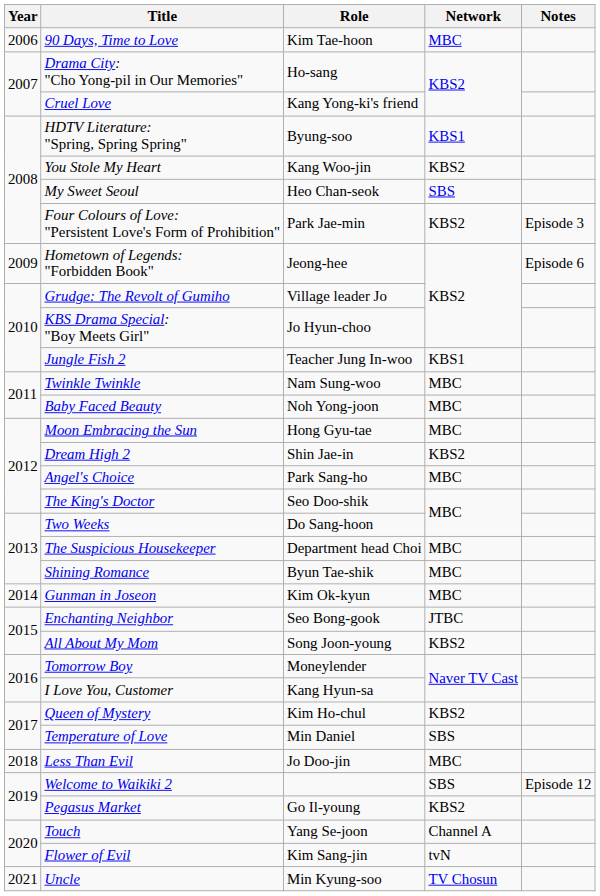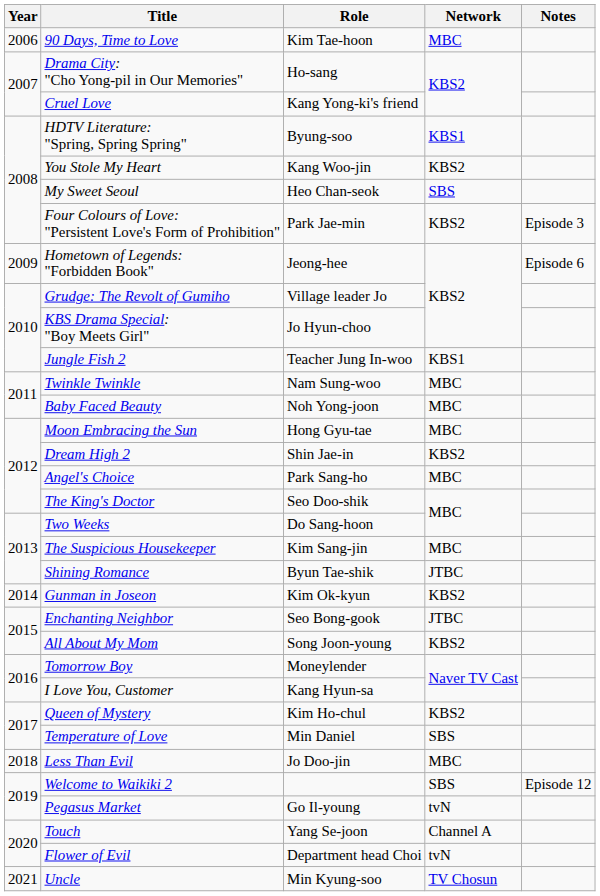(354, 548) Department head Choi -> (327, 548) Kim Sang-jin
(445, 571) MBC -> (446, 571) JTBC
(445, 595) MBC -> (447, 595) KBS2
(447, 807) KBS2 -> (440, 807) tvN
(327, 855) Kim Sang-jin -> (354, 855) Department head Choi
